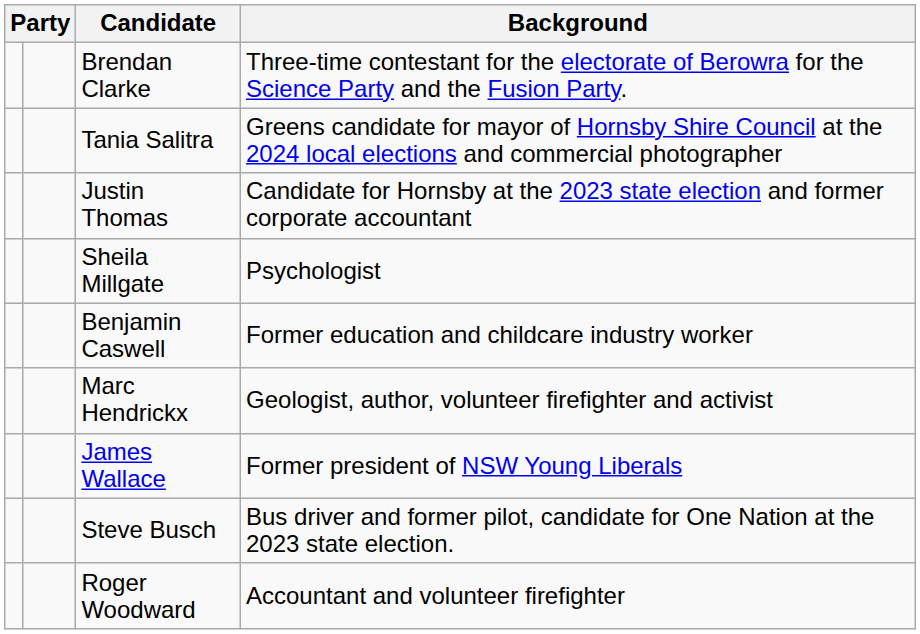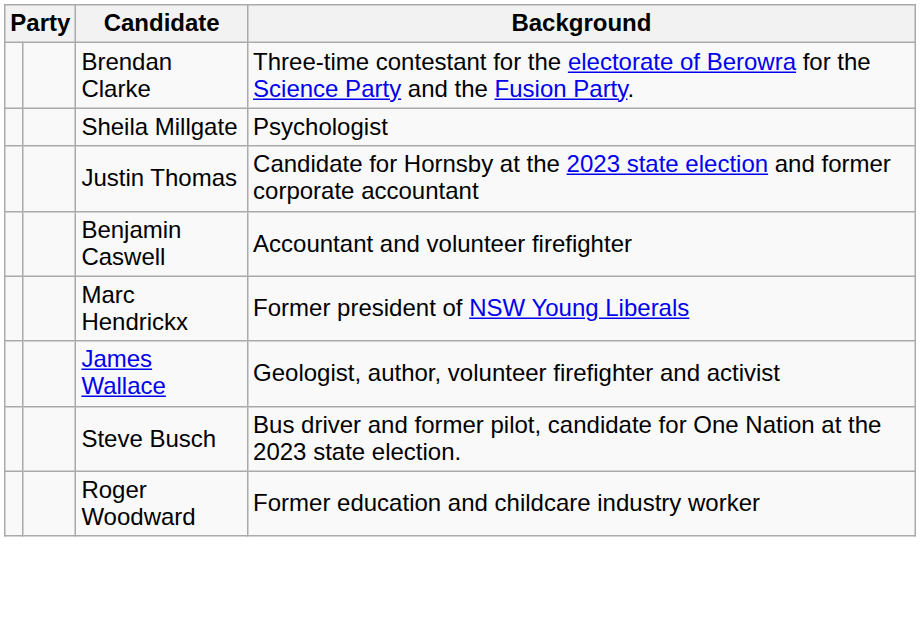- row: (147, 140)
rows swapped: (125, 205) <-> (123, 270)
(499, 335) Former education and childcare industry worker -> (443, 243) Accountant and volunteer firefighter
(510, 400) Geologist, author, volunteer firefighter and activist -> (471, 308) Former president of NSW Young Liberals
(464, 465) Former president of NSW Young Liberals -> (517, 373) Geologist, author, volunteer firefighter and activist
(435, 595) Accountant and volunteer firefighter -> (507, 503) Former education and childcare industry worker
